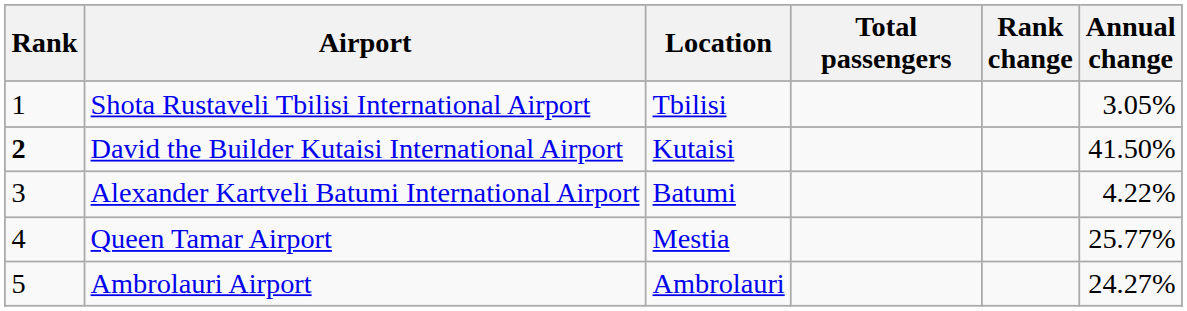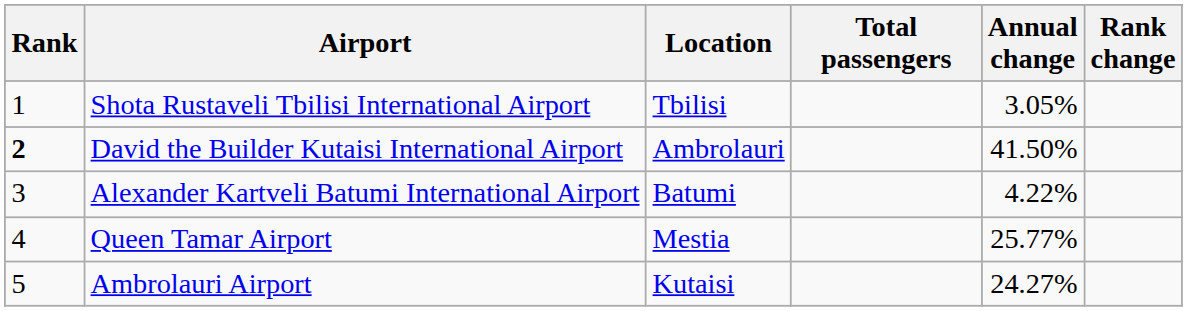columns swapped: (1131, 42) <-> (1030, 42)
(693, 148) Kutaisi -> (719, 148) Ambrolauri
(719, 283) Ambrolauri -> (693, 283) Kutaisi
